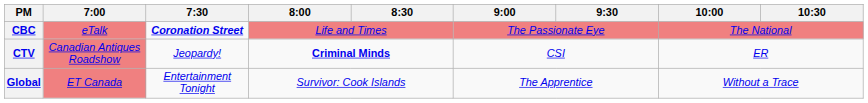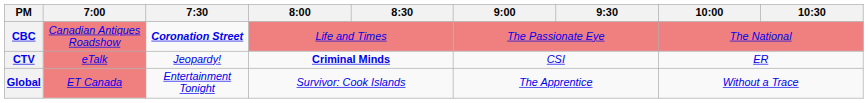(95, 30) eTalk -> (95, 36) Canadian Antiques Roadshow
(95, 53) Canadian Antiques Roadshow -> (95, 59) eTalk
